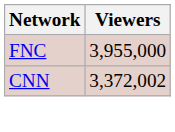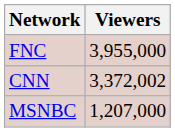+ row: (43, 111)
